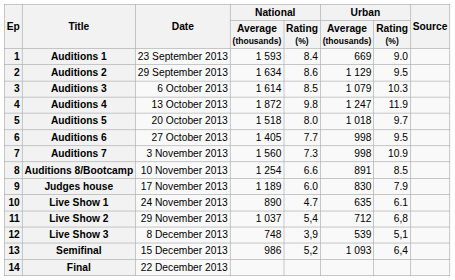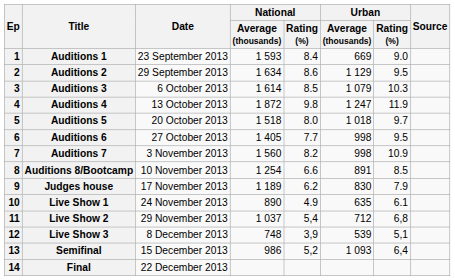(311, 154) 7.3 -> (311, 154) 8.2
(311, 186) 6.0 -> (311, 186) 6.2
(311, 202) 4.7 -> (311, 202) 4.9
